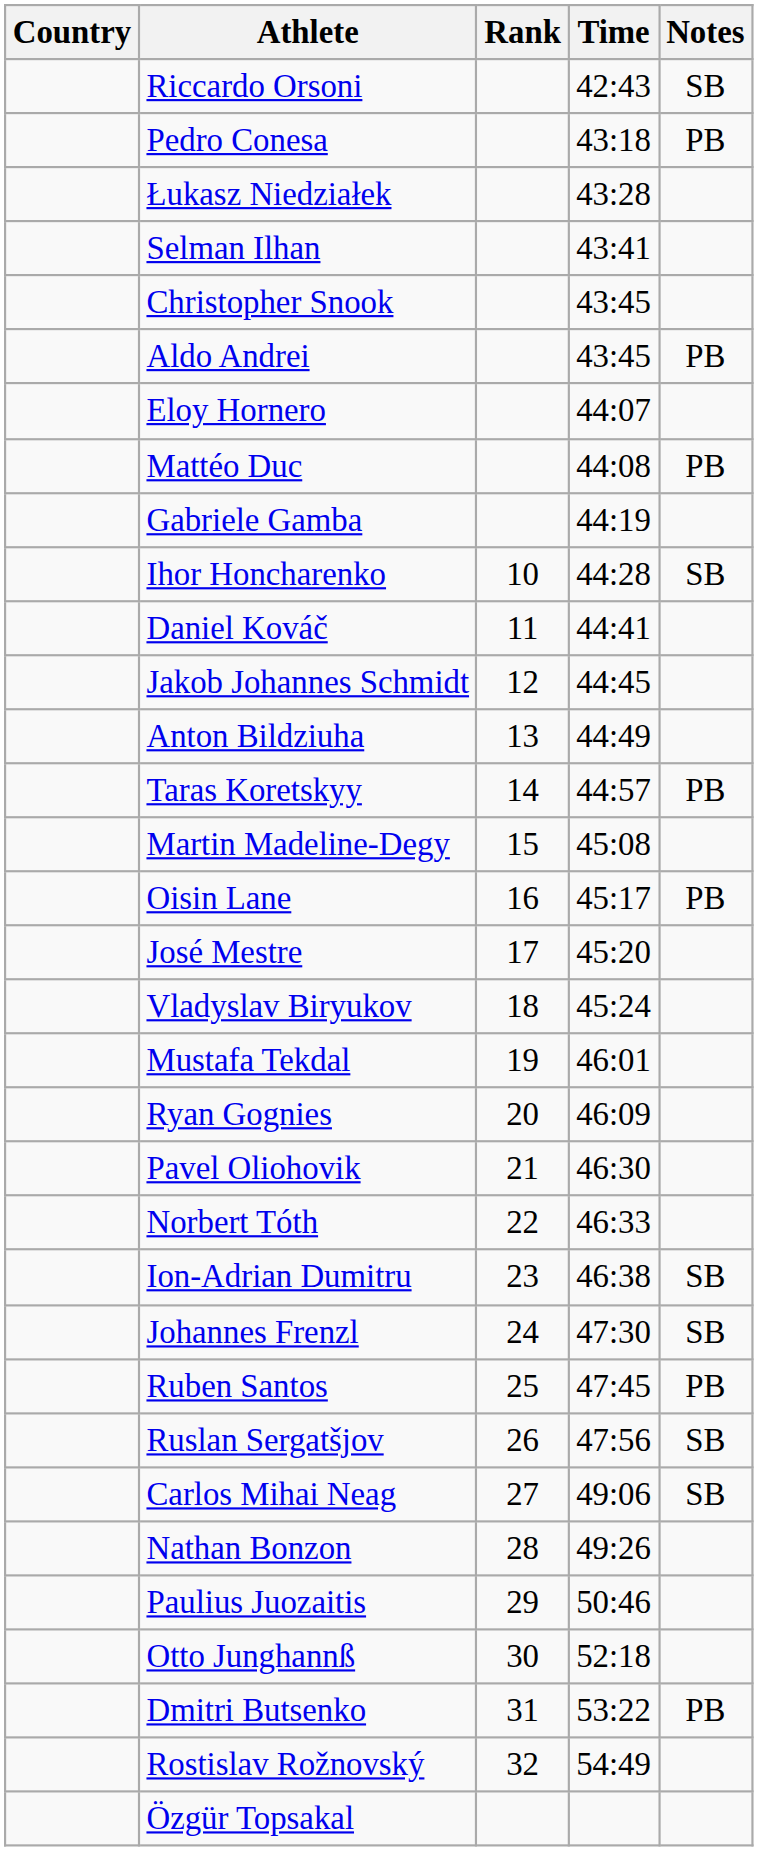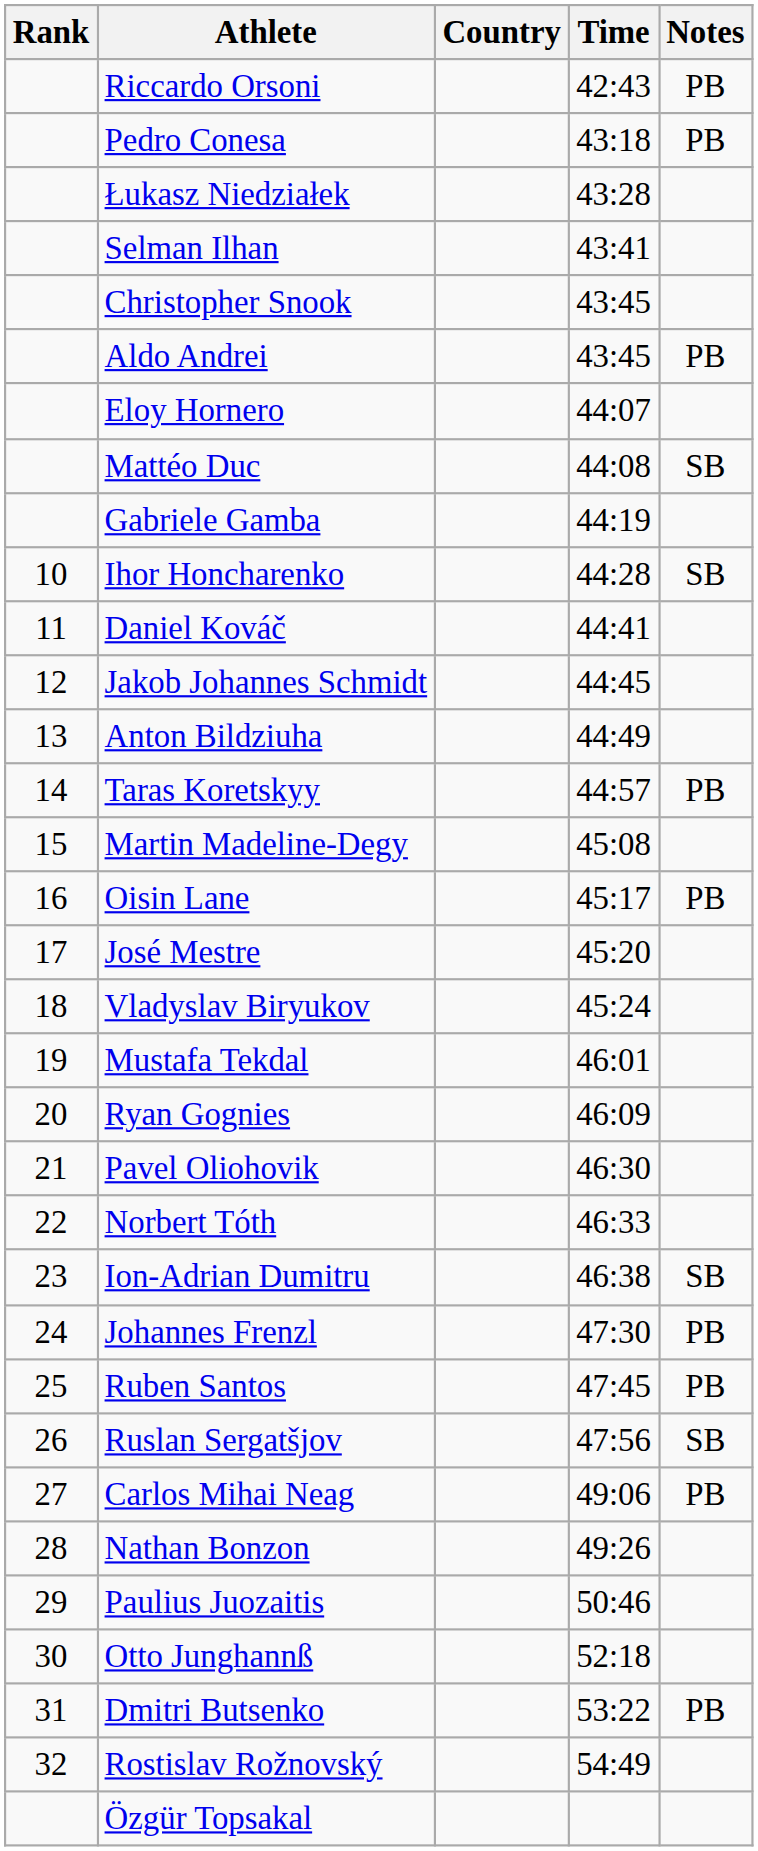columns swapped: (523, 31) <-> (72, 31)
(705, 85) SB -> (705, 85) PB
(705, 464) PB -> (705, 464) SB
(705, 1330) SB -> (705, 1330) PB
(705, 1493) SB -> (705, 1493) PB
